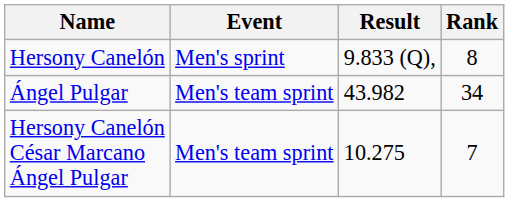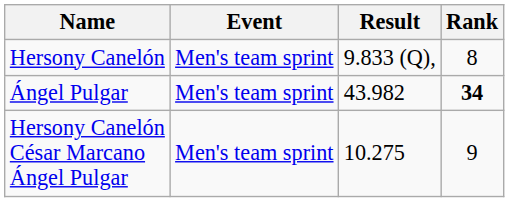(230, 57) Men's sprint -> (254, 57) Men's team sprint
(472, 92) normal -> (472, 92) bold
(472, 152) 7 -> (472, 152) 9
